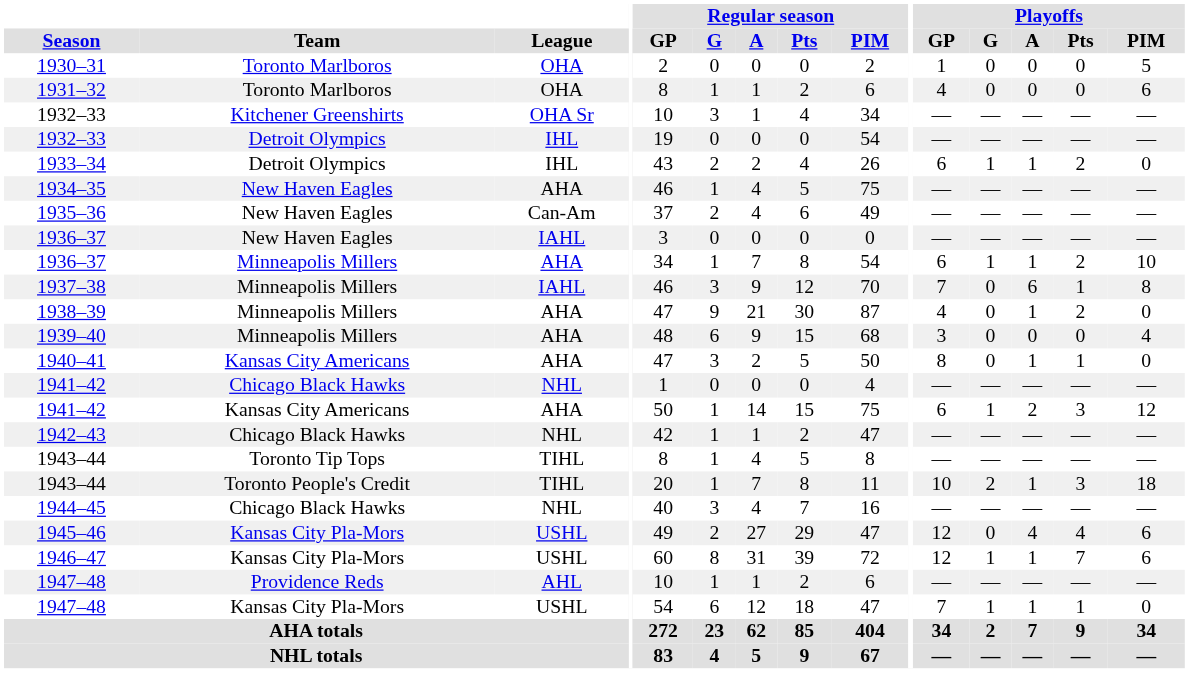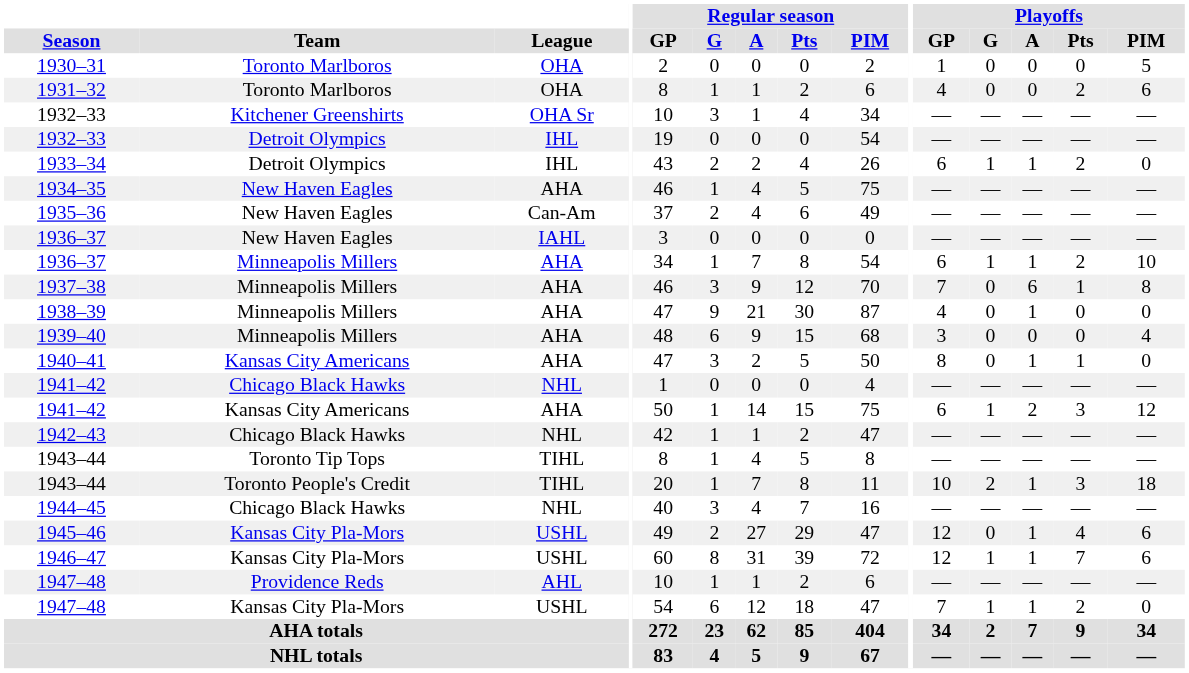(1080, 89) 0 -> (1080, 89) 2
(562, 286) IAHL -> (562, 286) AHA
(1080, 311) 2 -> (1080, 311) 0
(1032, 532) 4 -> (1032, 532) 1
(1080, 606) 1 -> (1080, 606) 2
